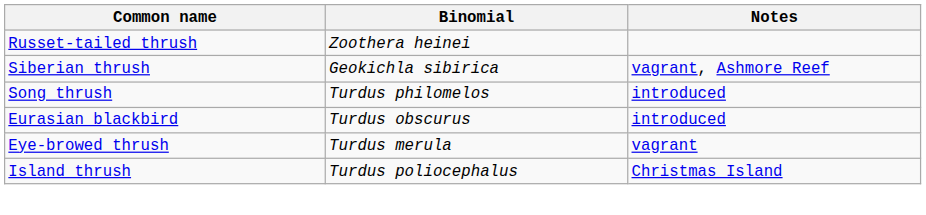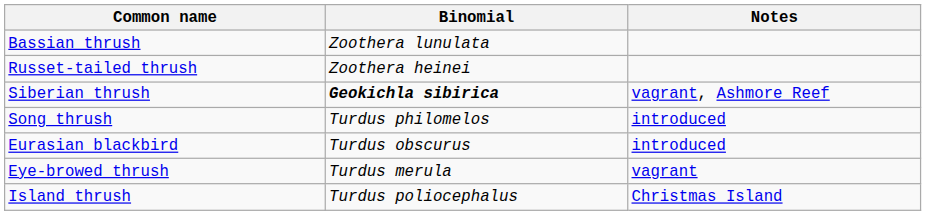+ row: (74, 43)
(414, 69) normal -> (414, 94) bold
